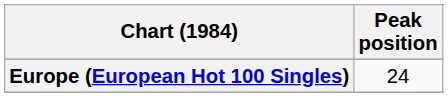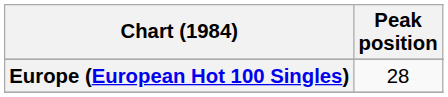(398, 75) 24 -> (398, 75) 28
